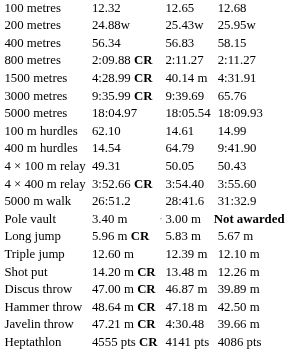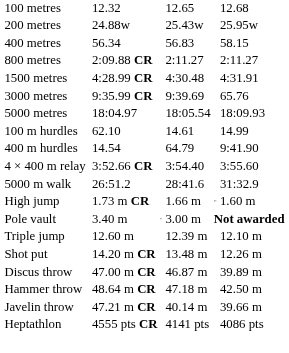(186, 78) 40.14 m -> (185, 78) 4:30.48
- row: (45, 166)
+ row: (32, 201)
- row: (33, 236)
(185, 324) 4:30.48 -> (186, 306) 40.14 m
